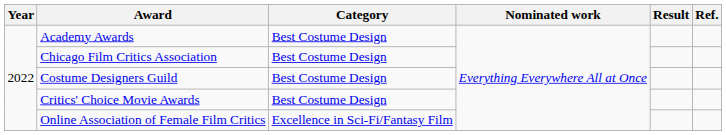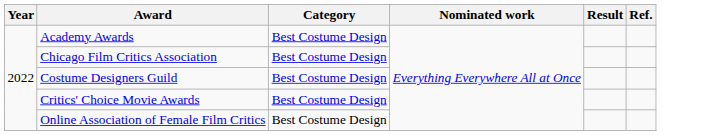(362, 120) Excellence in Sci-Fi/Fantasy Film -> (329, 120) Best Costume Design
